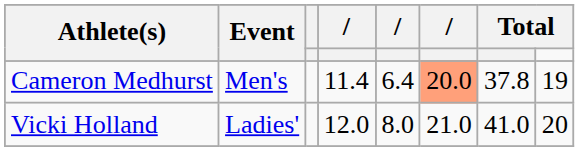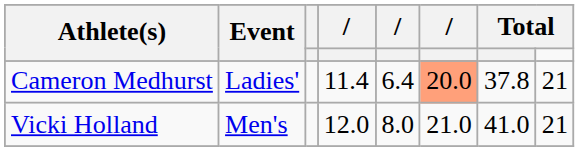(256, 81) Men's -> (262, 81) Ladies'
(555, 81) 19 -> (555, 81) 21
(262, 124) Ladies' -> (256, 124) Men's
(555, 124) 20 -> (555, 124) 21
